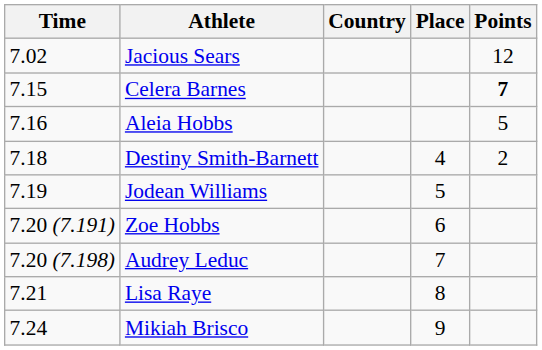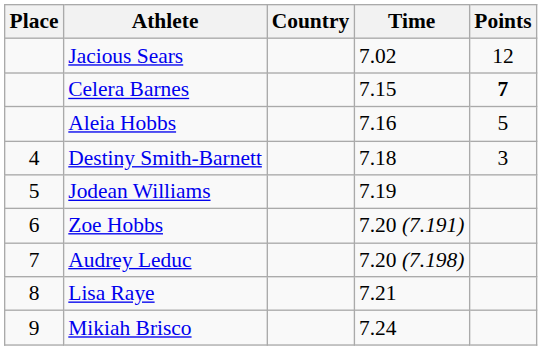columns swapped: (440, 21) <-> (62, 21)
(503, 157) 2 -> (503, 157) 3
